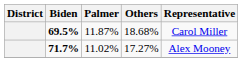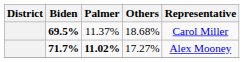(102, 31) 11.87% -> (102, 31) 11.37%
(102, 48) normal -> (102, 48) bold
